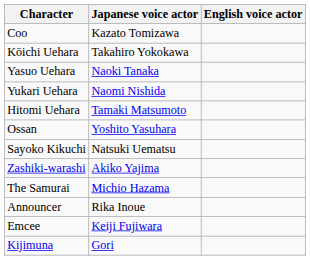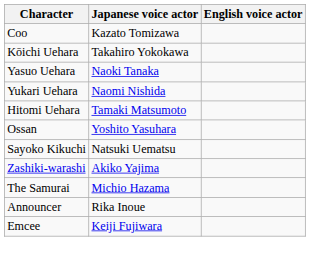- row: (30, 245)
